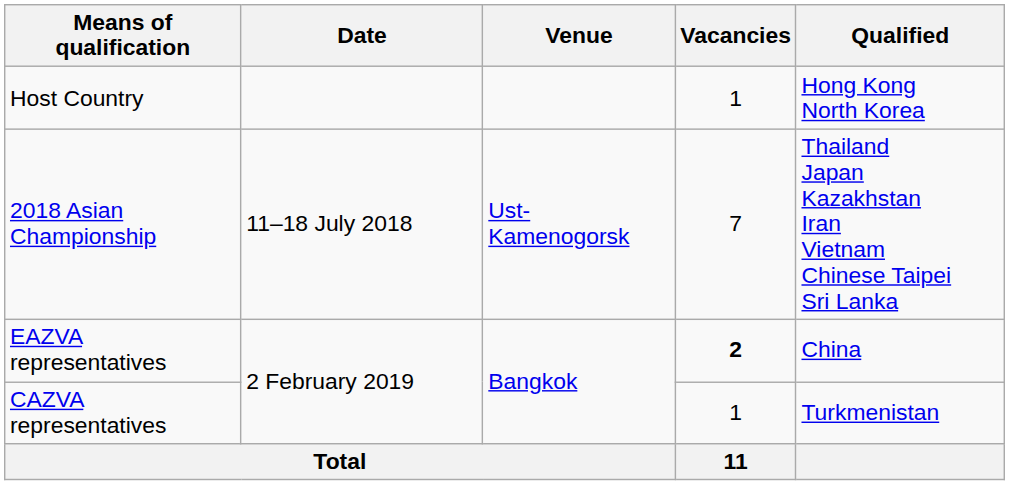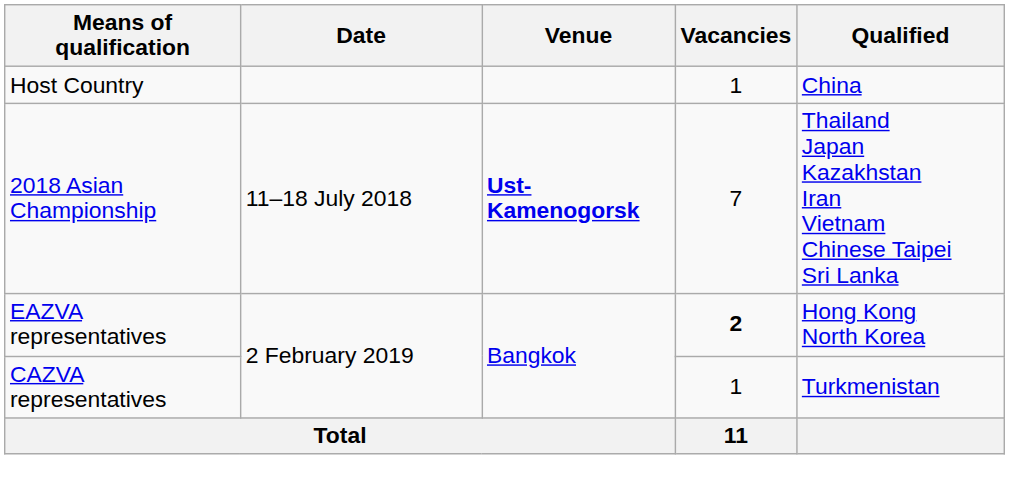(863, 97) Hong Kong North Korea -> (832, 84) China
(559, 223) normal -> (563, 198) bold
(831, 350) China -> (864, 324) Hong Kong North Korea
